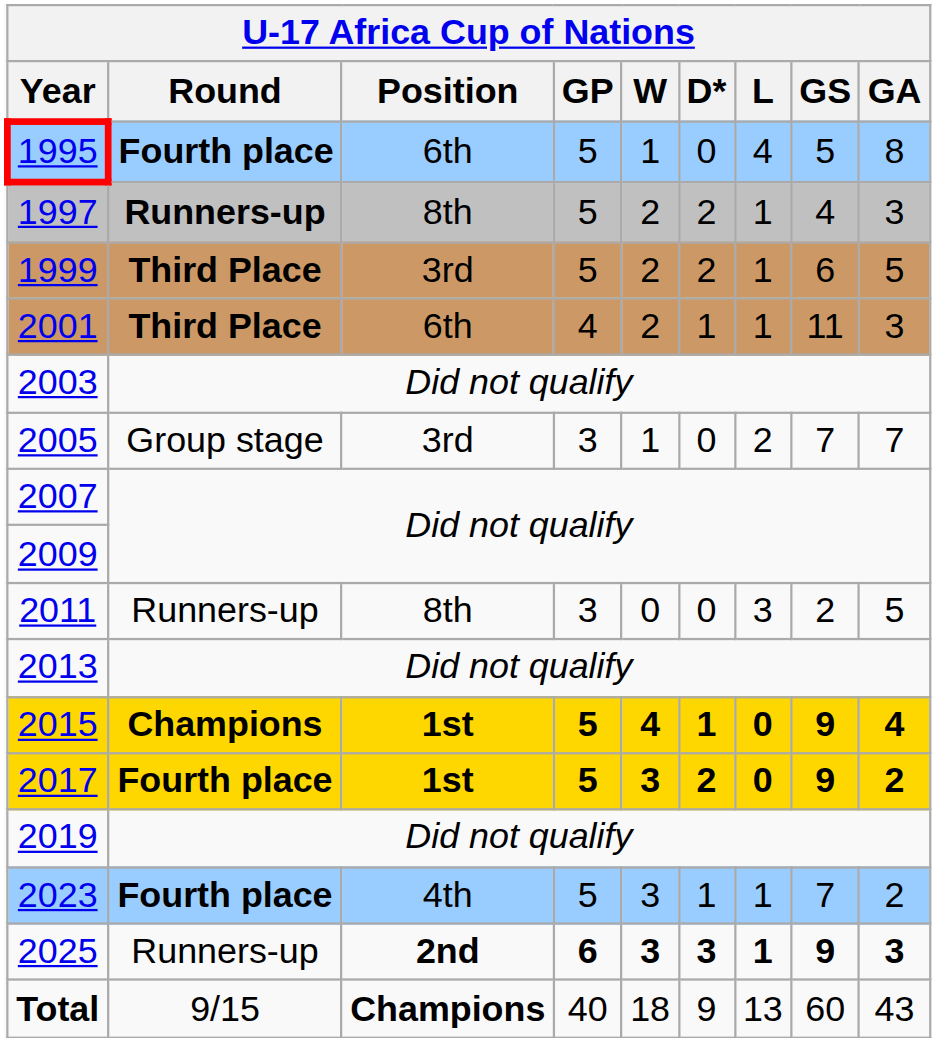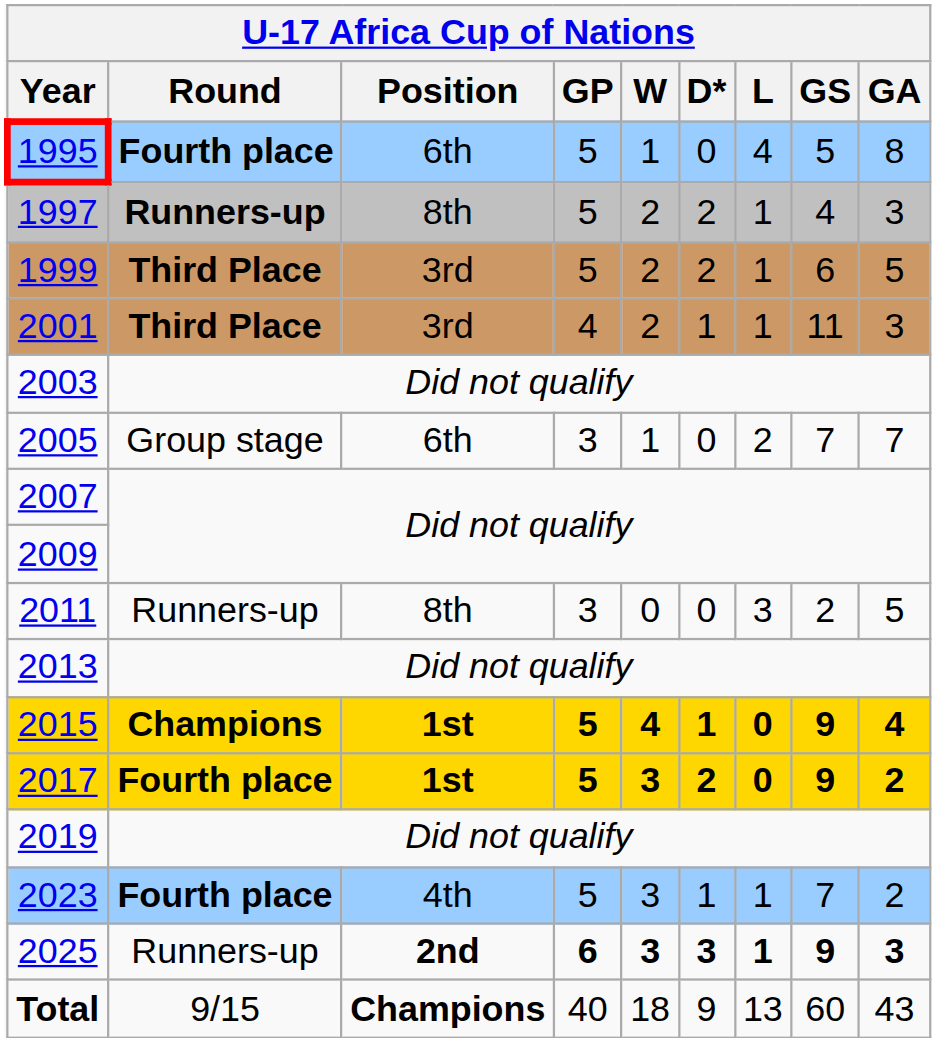(448, 326) 6th -> (448, 326) 3rd
(448, 439) 3rd -> (448, 439) 6th
